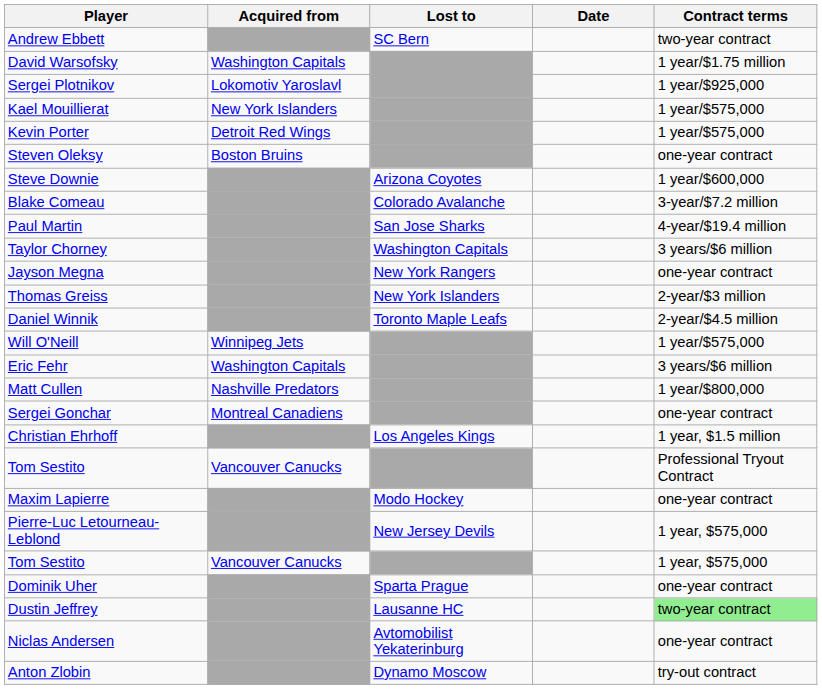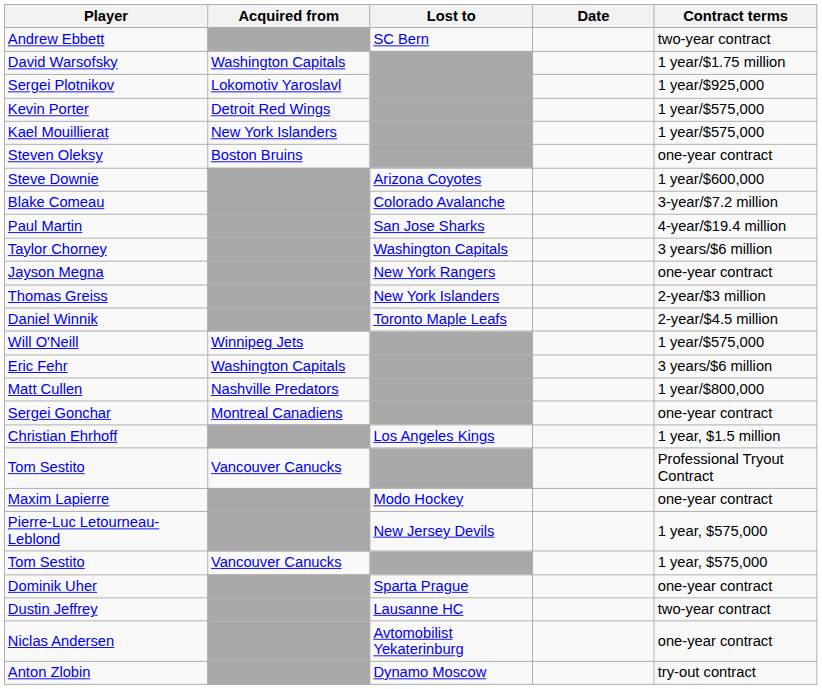rows swapped: (58, 109) <-> (48, 132)
(714, 609) lightgreen background -> (714, 609) no background
